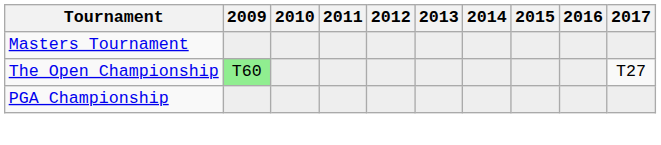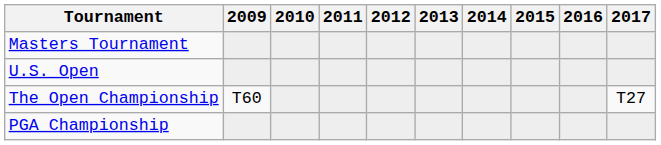+ row: (54, 72)
(247, 72) lightgreen background -> (247, 99) no background
